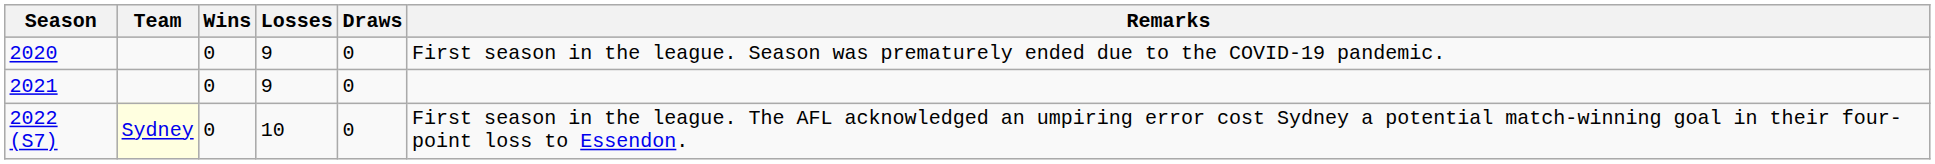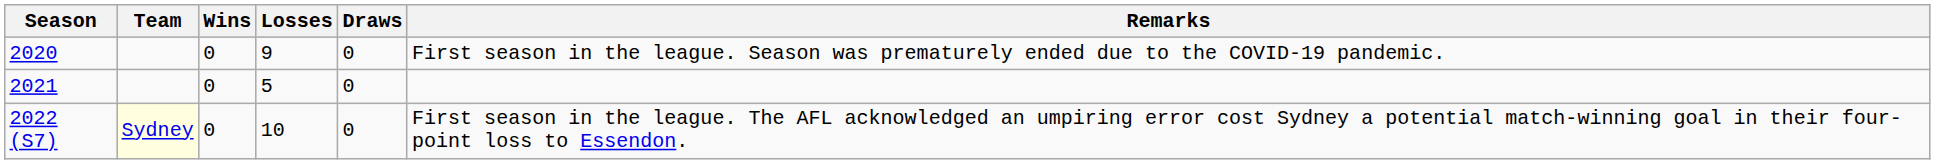(267, 86) 9 -> (267, 86) 5
